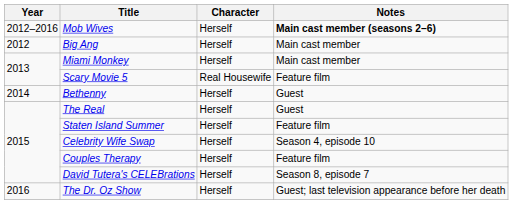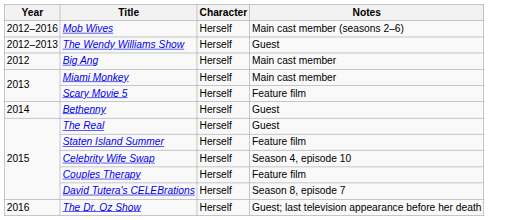(356, 28) bold -> (328, 28) normal
+ row: (123, 45)
(235, 77) Real Housewife -> (216, 93) Herself
